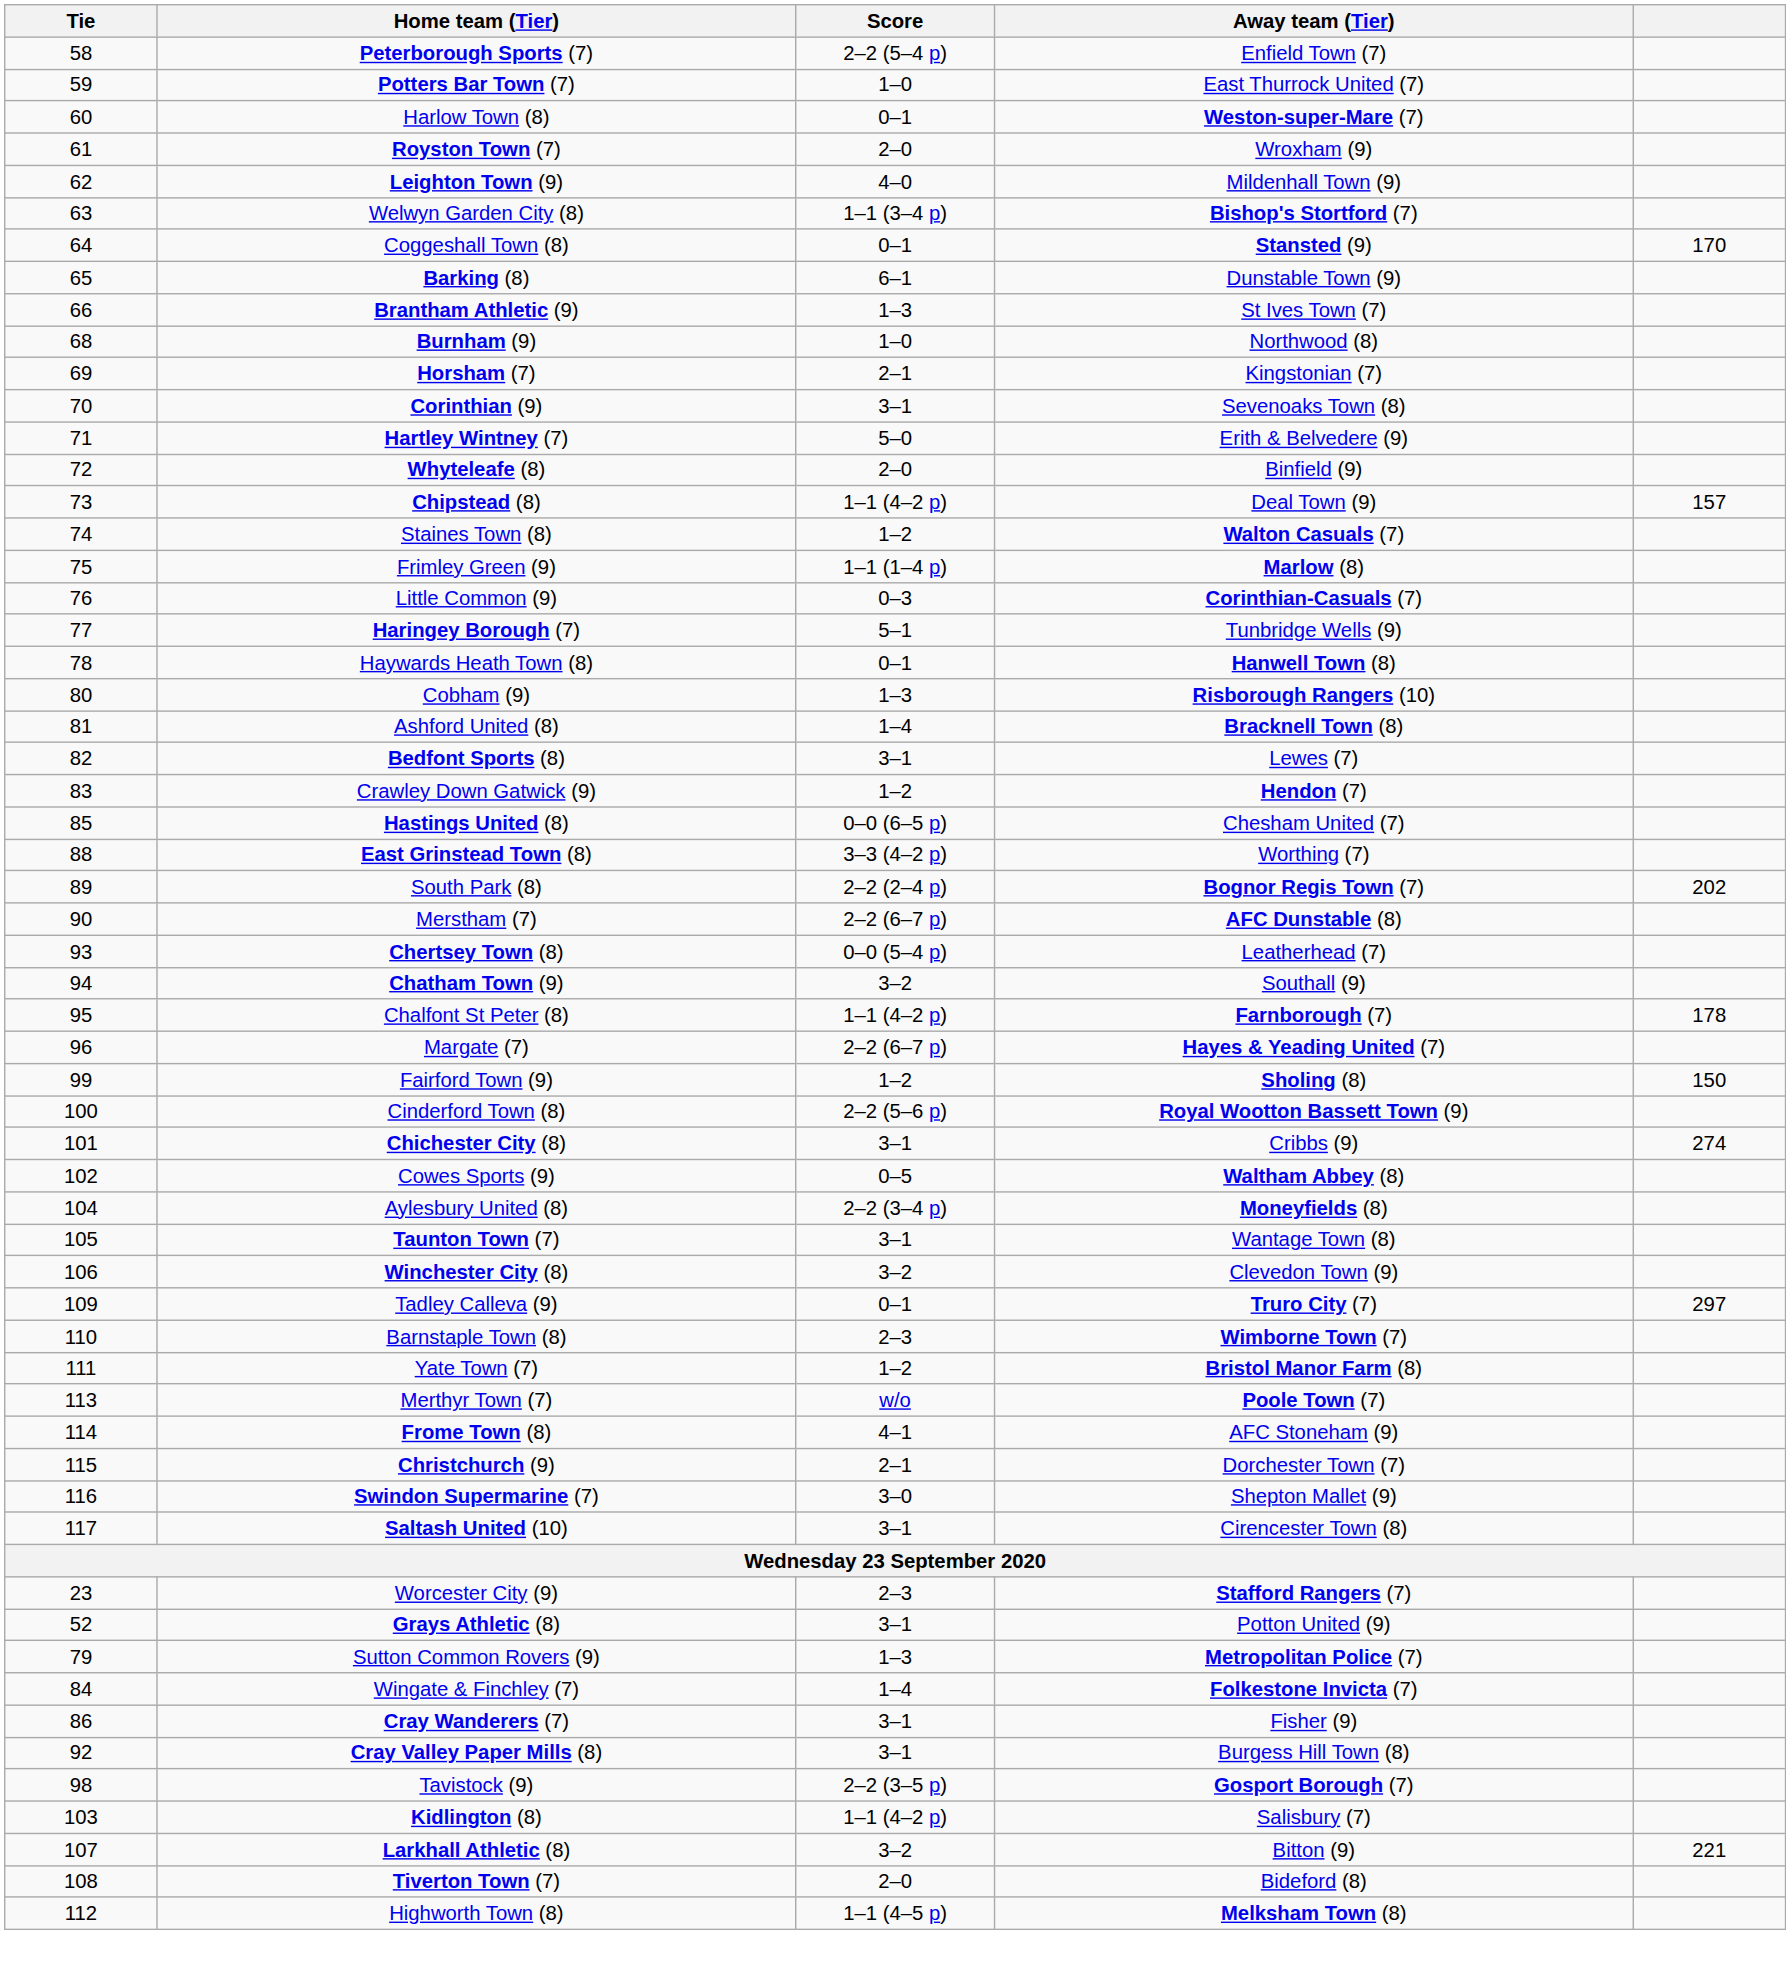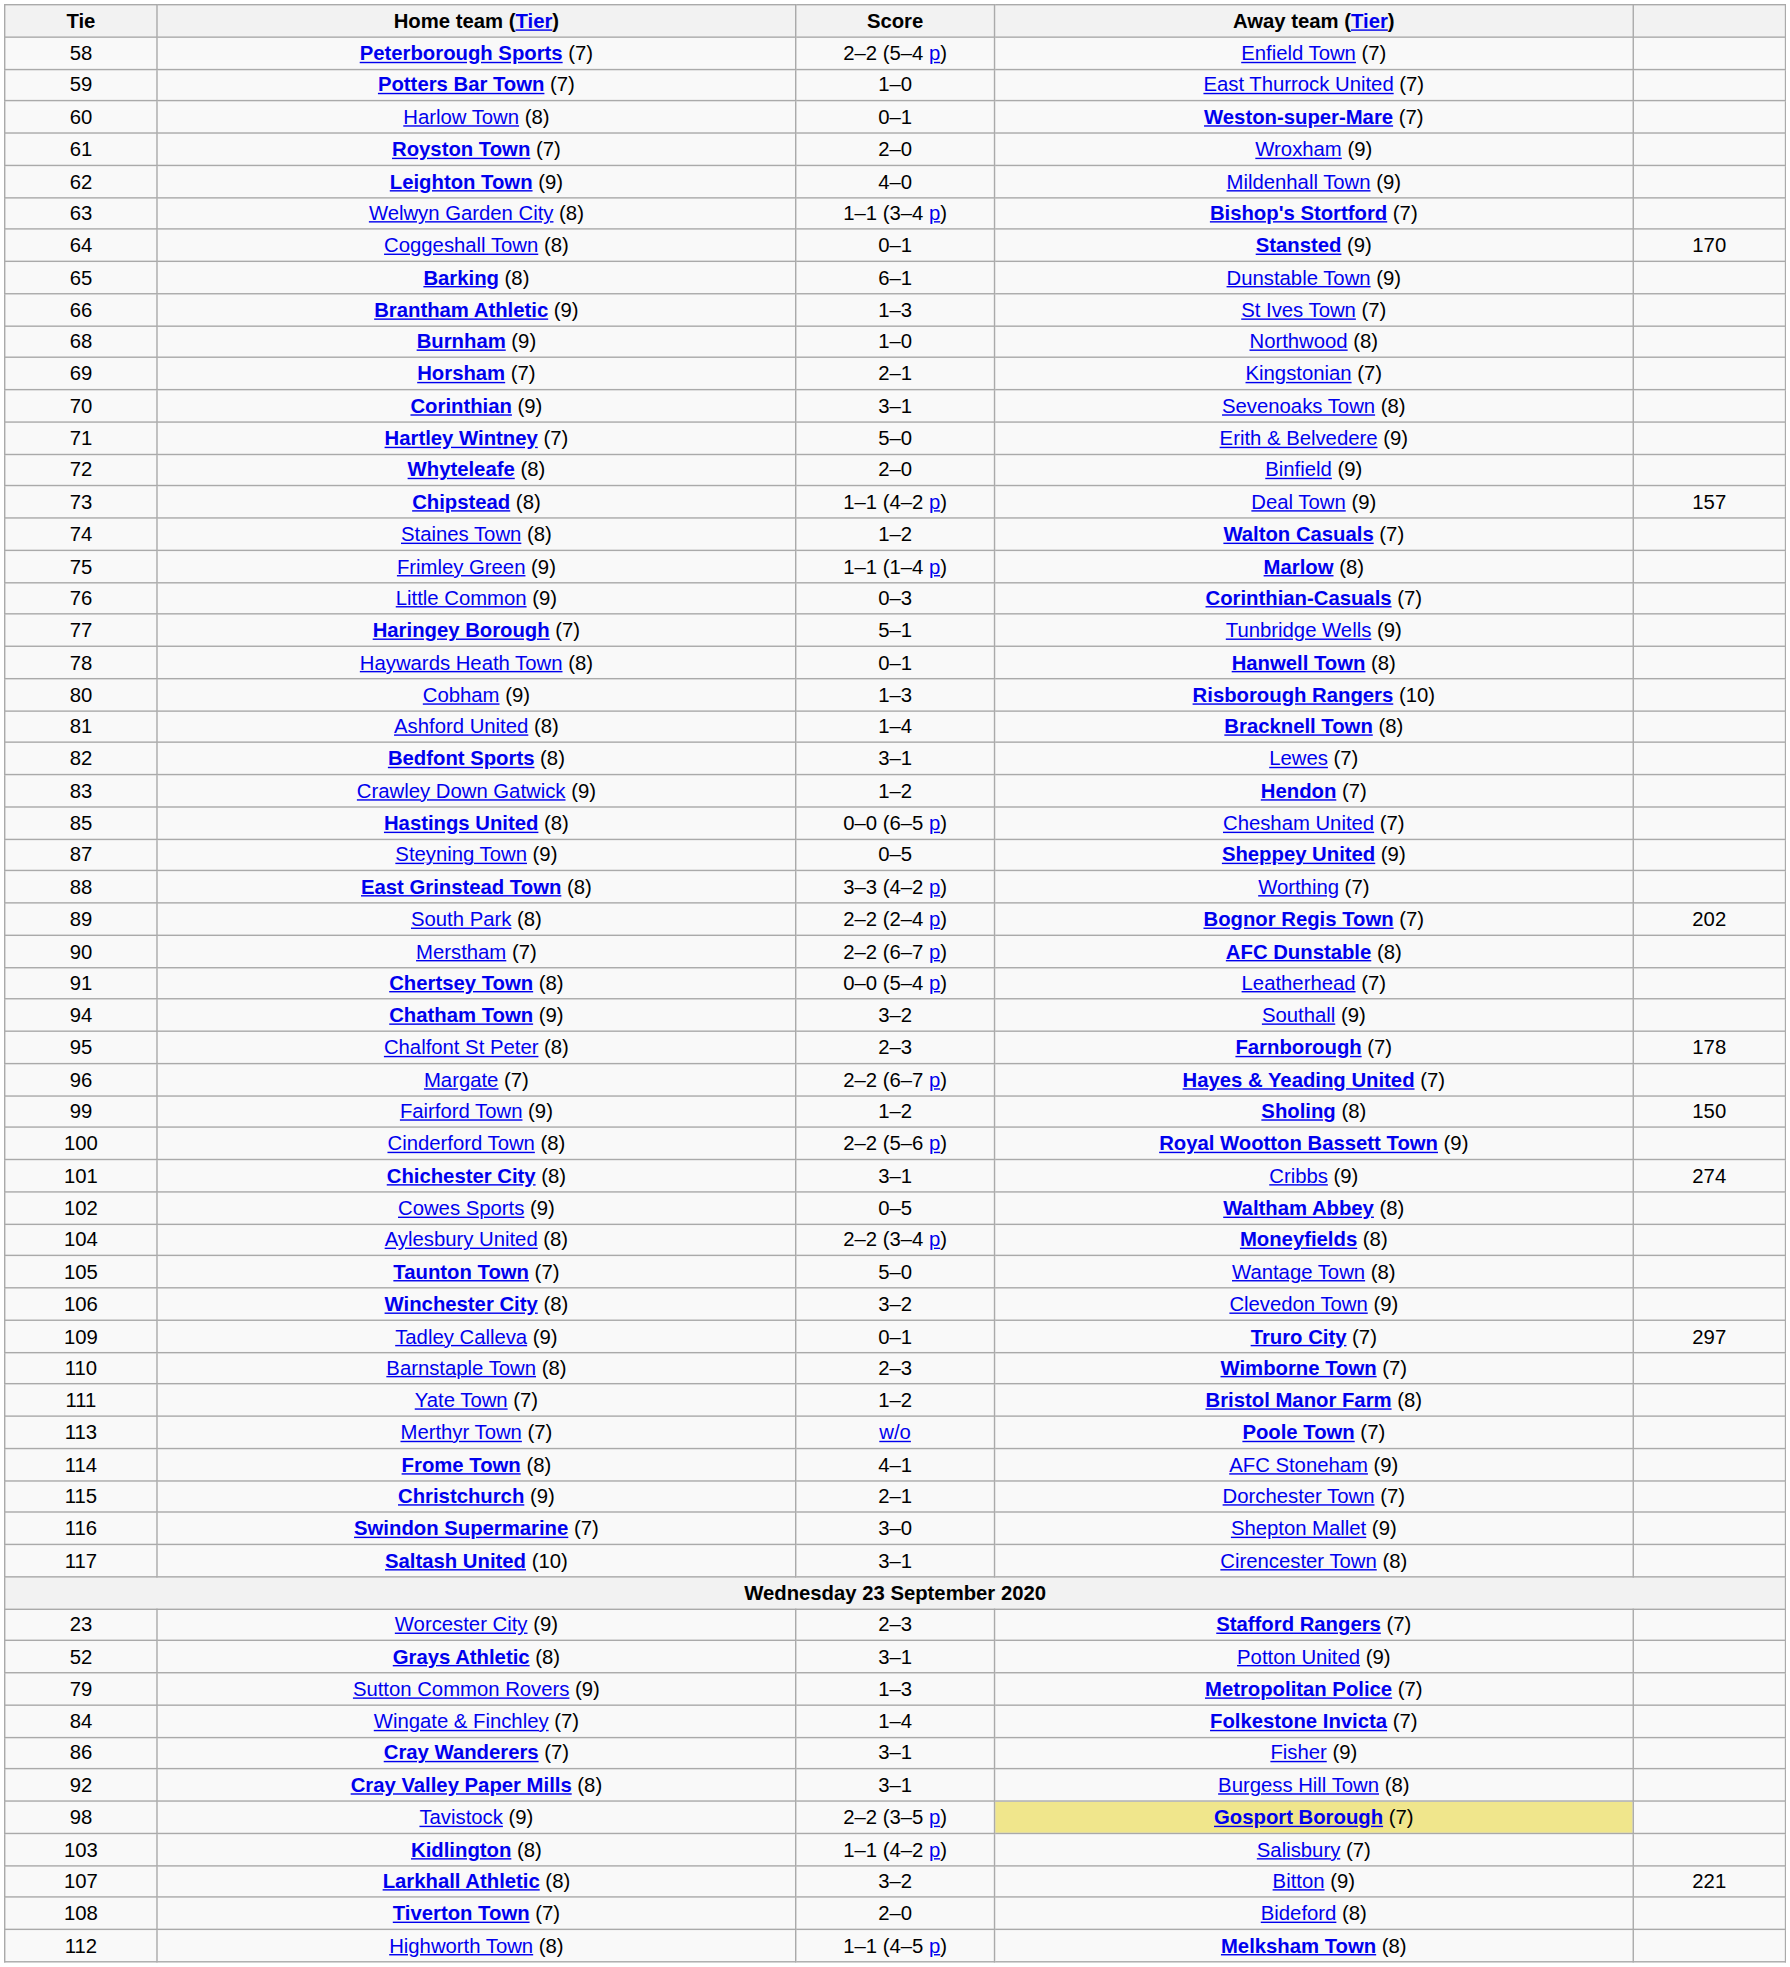+ row: (476, 855)
(81, 951) 93 -> (81, 983) 91
(895, 1016) 1–1 (4–2 p) -> (895, 1048) 2–3
(895, 1240) 3–1 -> (895, 1272) 5–0
(1314, 1785) no background -> (1314, 1817) khaki background
